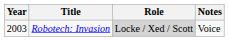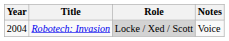(17, 28) 2003 -> (17, 28) 2004
